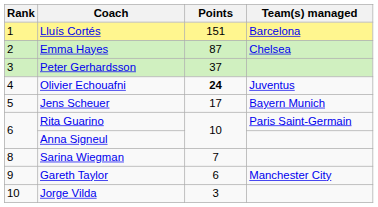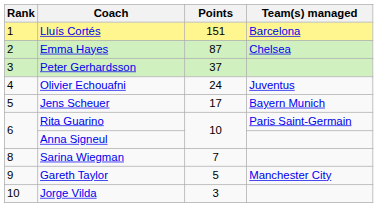(216, 85) bold -> (216, 85) normal
(216, 175) 6 -> (216, 175) 5
